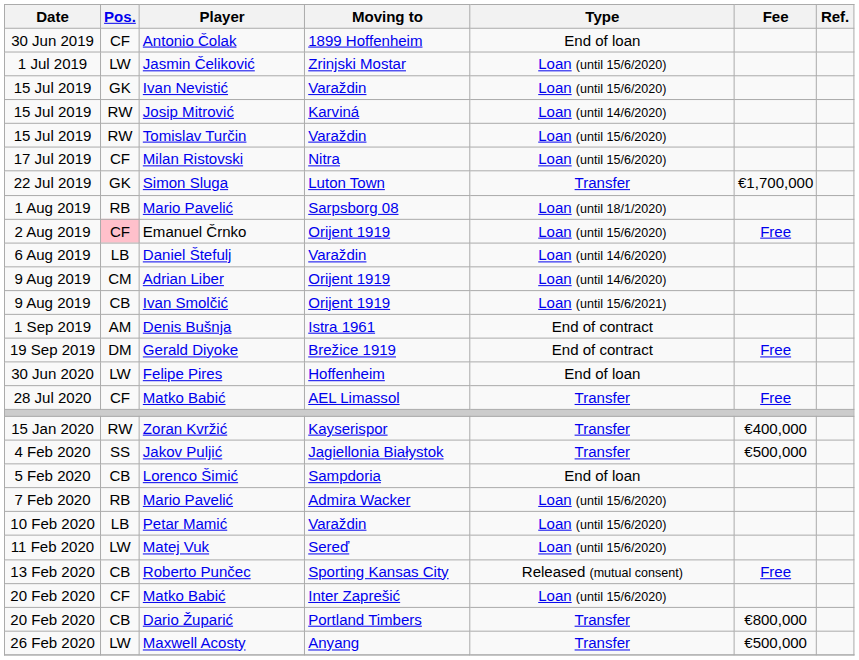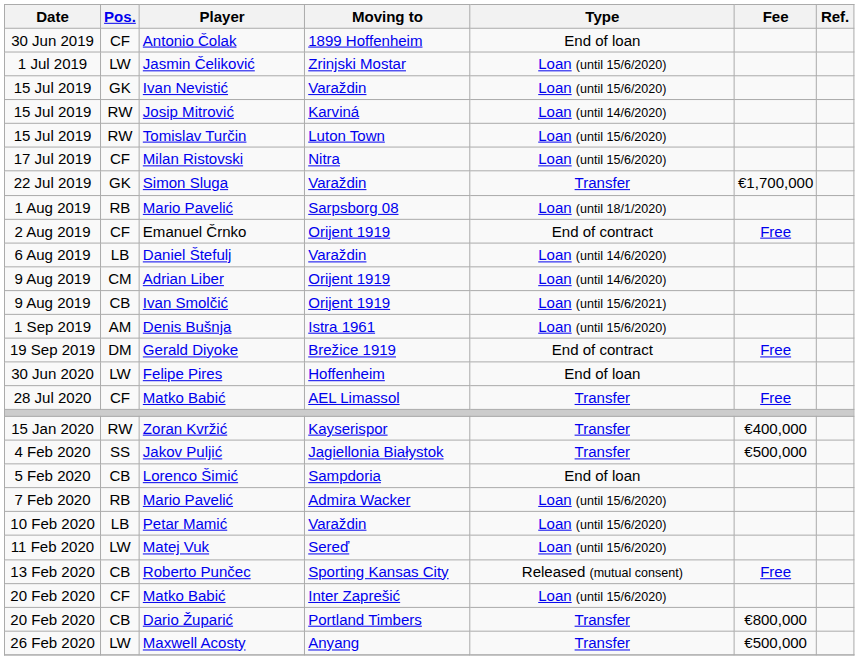(337, 136) Varaždin -> (347, 136) Luton Town
(347, 183) Luton Town -> (337, 183) Varaždin
(120, 231) pink background -> (120, 231) no background
(602, 231) Loan (until 15/6/2020) -> (602, 231) End of contract
(602, 326) End of contract -> (602, 326) Loan (until 15/6/2020)
